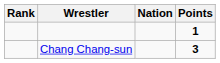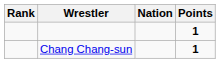(195, 49) 3 -> (195, 49) 1
